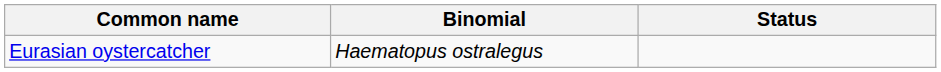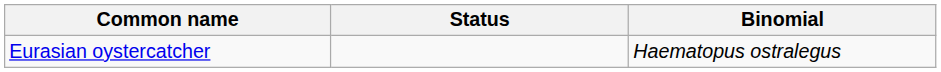columns swapped: (484, 20) <-> (787, 20)
